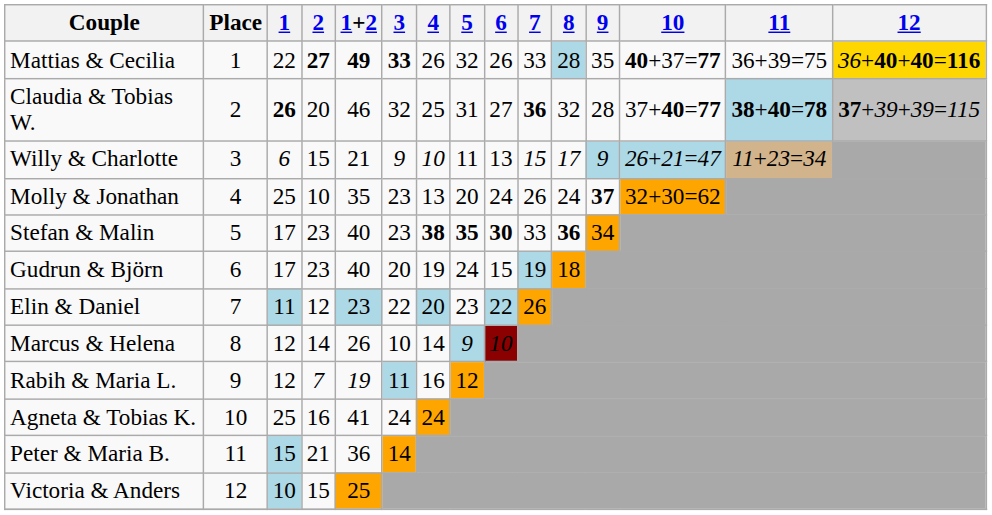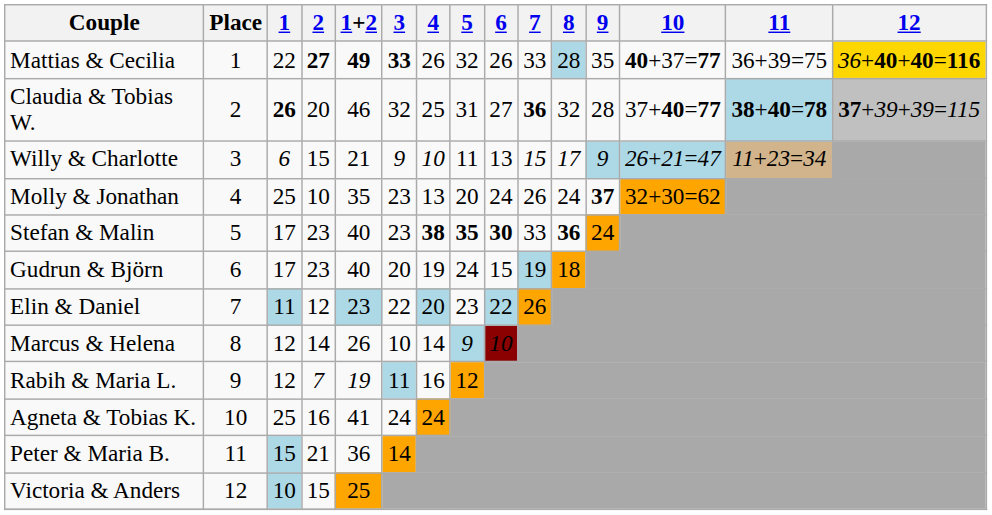(603, 232) 34 -> (603, 232) 24
